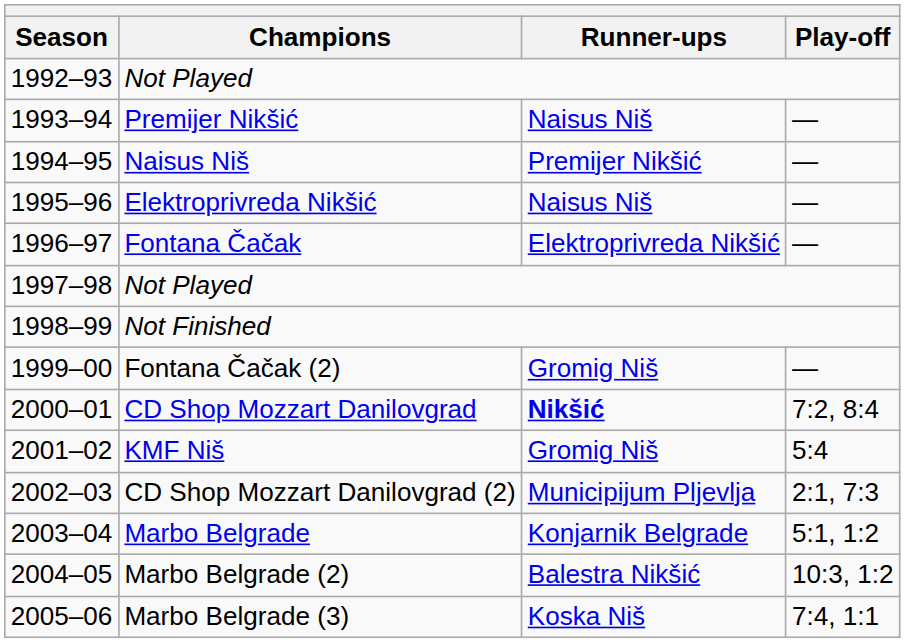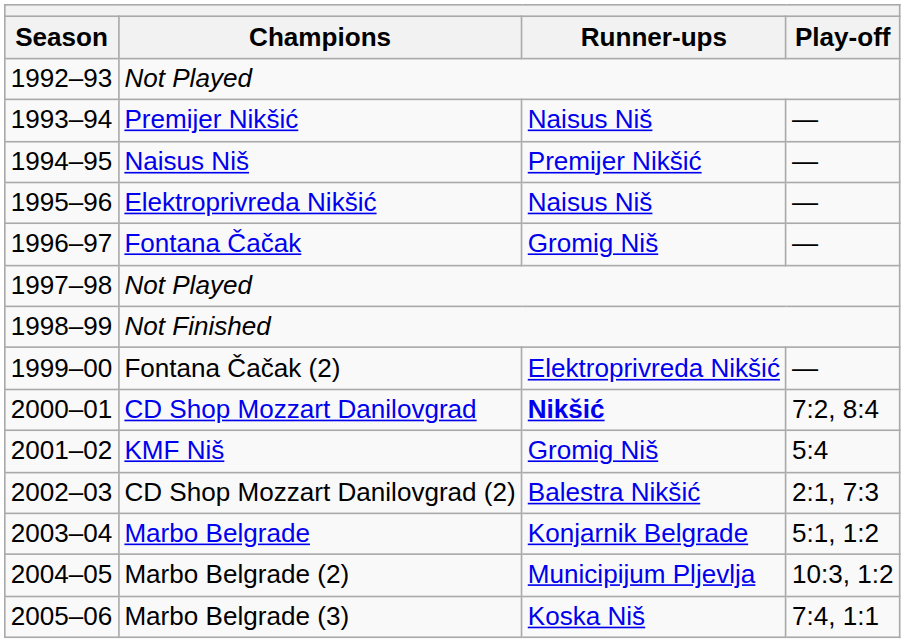(654, 244) Elektroprivreda Nikšić -> (593, 244) Gromig Niš
(593, 368) Gromig Niš -> (654, 368) Elektroprivreda Nikšić
(642, 492) Municipijum Pljevlja -> (614, 492) Balestra Nikšić
(614, 574) Balestra Nikšić -> (642, 574) Municipijum Pljevlja
